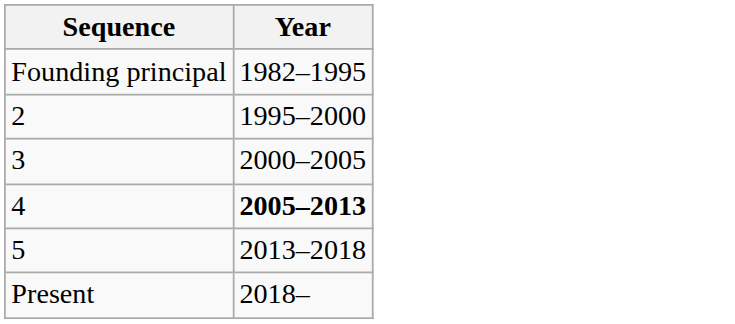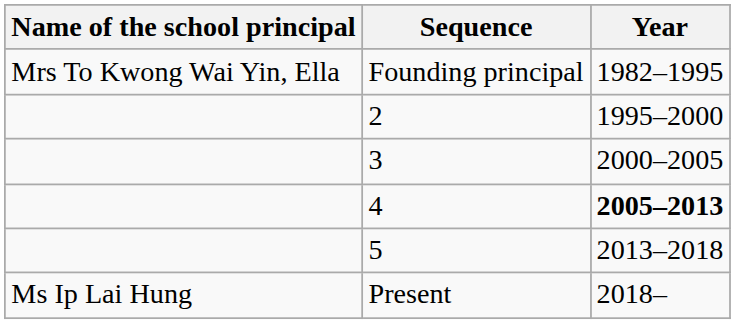+ column: (183, 26)
